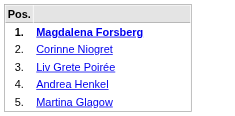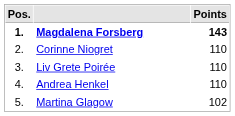+ column: (210, 14)
